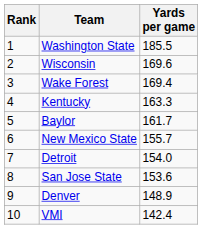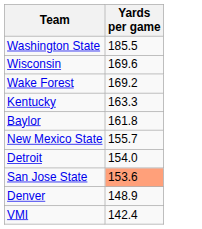- column: (22, 20)
(157, 83) 169.4 -> (123, 83) 169.2
(157, 121) 161.7 -> (123, 121) 161.8
(157, 177) no background -> (123, 177) lightsalmon background
